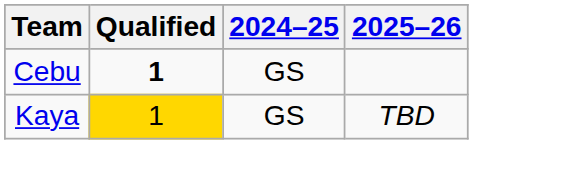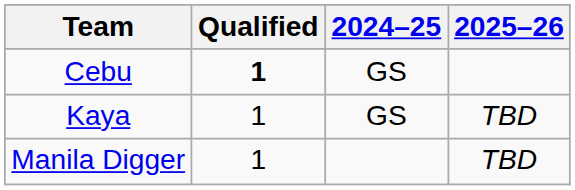(156, 116) gold background -> (258, 116) no background
+ row: (98, 160)
